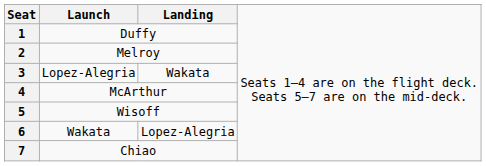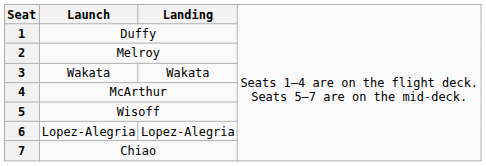(89, 73) Lopez-Alegria -> (89, 73) Wakata
(89, 131) Wakata -> (89, 131) Lopez-Alegria
